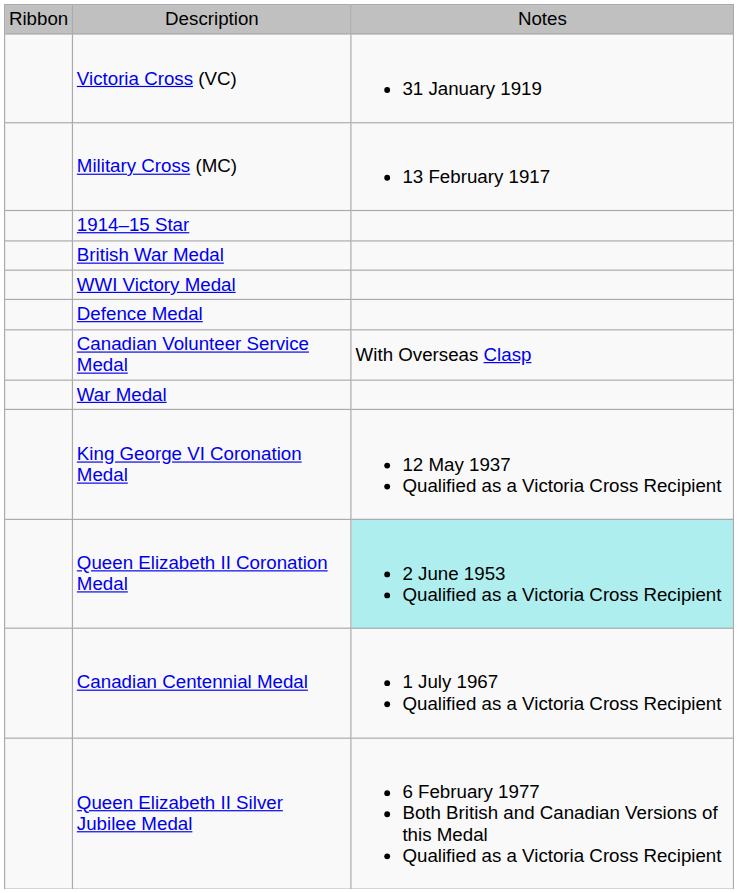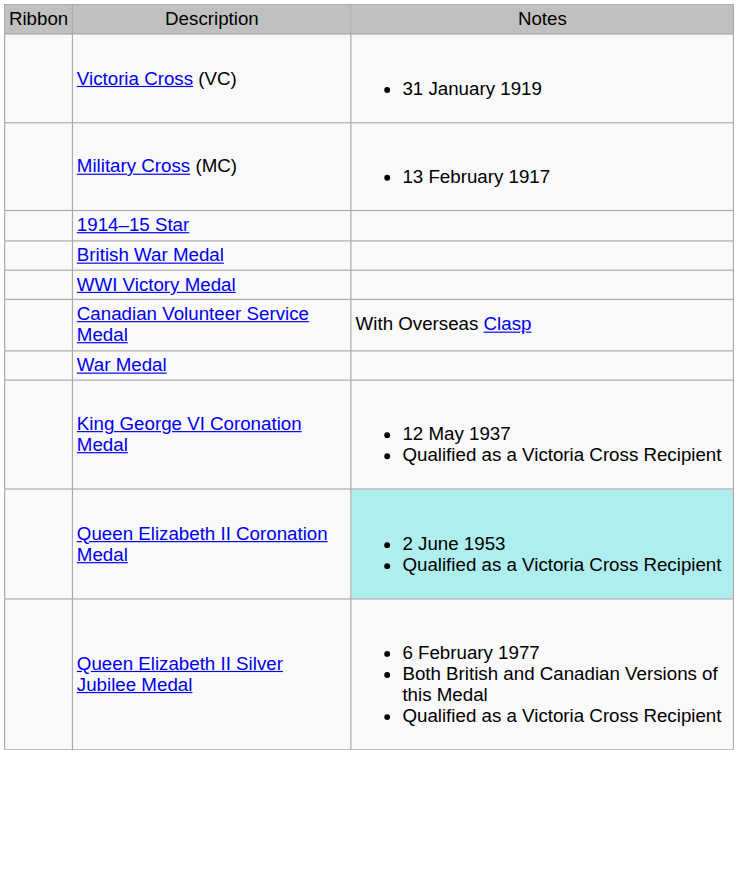- row: (140, 314)
- row: (192, 682)
